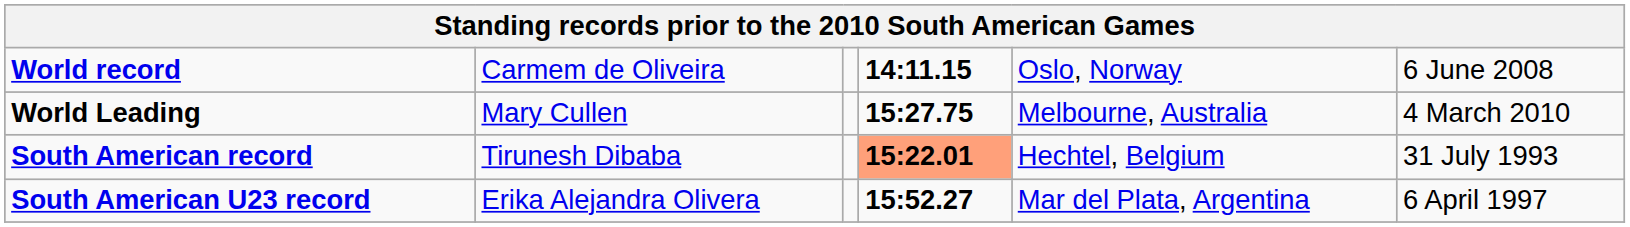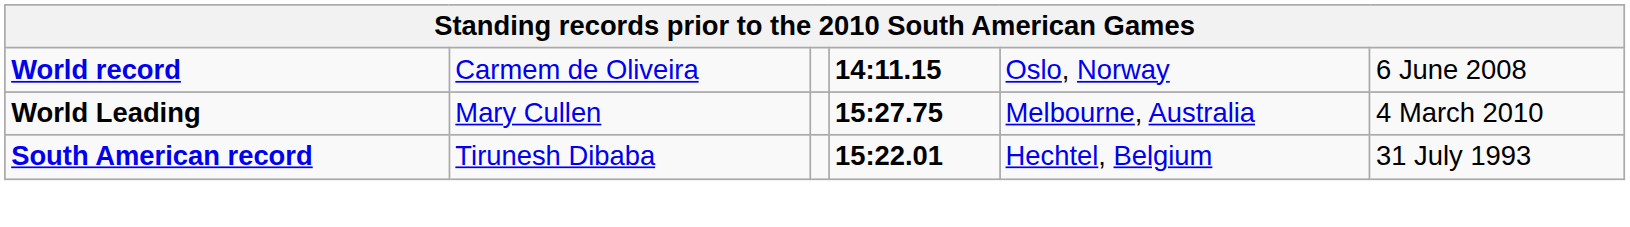(919, 156) lightsalmon background -> (889, 156) no background
- row: (191, 199)
